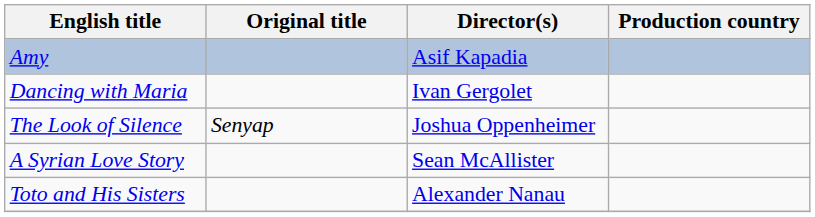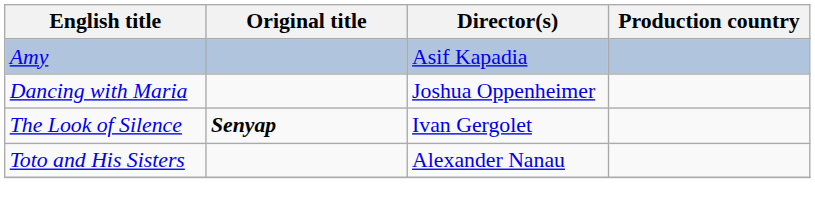(472, 90) Ivan Gergolet -> (504, 90) Joshua Oppenheimer
(242, 125) normal -> (244, 125) bold
(504, 125) Joshua Oppenheimer -> (472, 125) Ivan Gergolet
- row: (97, 159)
